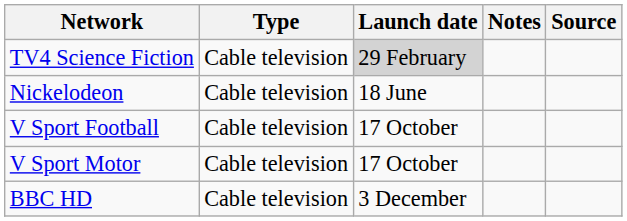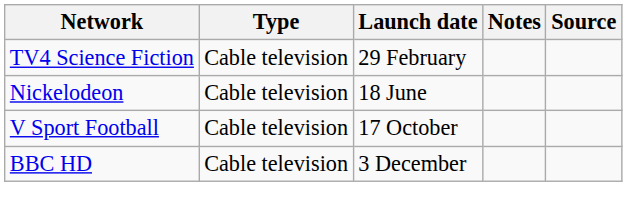(412, 57) lightgrey background -> (412, 57) no background
- row: (75, 163)
